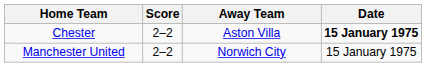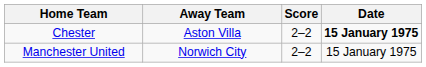columns swapped: (163, 14) <-> (252, 14)
